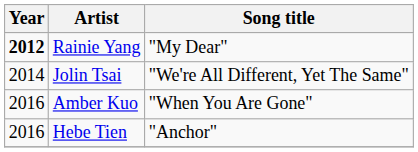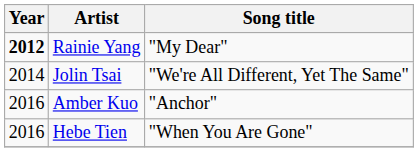(231, 103) "When You Are Gone" -> (183, 103) "Anchor"
(183, 132) "Anchor" -> (231, 132) "When You Are Gone"
